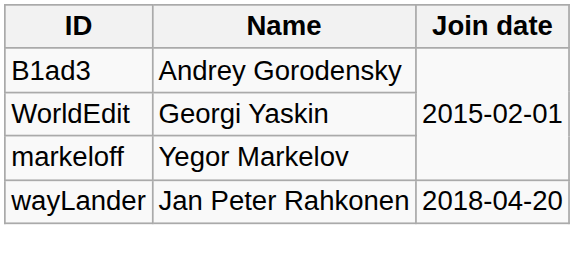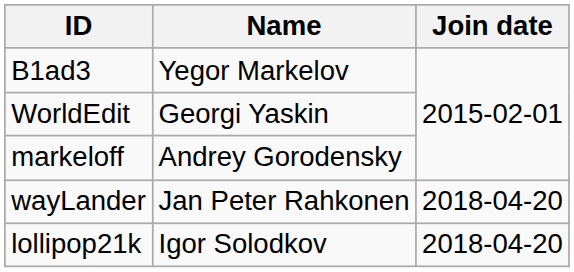(280, 69) Andrey Gorodensky -> (254, 69) Yegor Markelov
(254, 157) Yegor Markelov -> (280, 157) Andrey Gorodensky
+ row: (76, 244)
